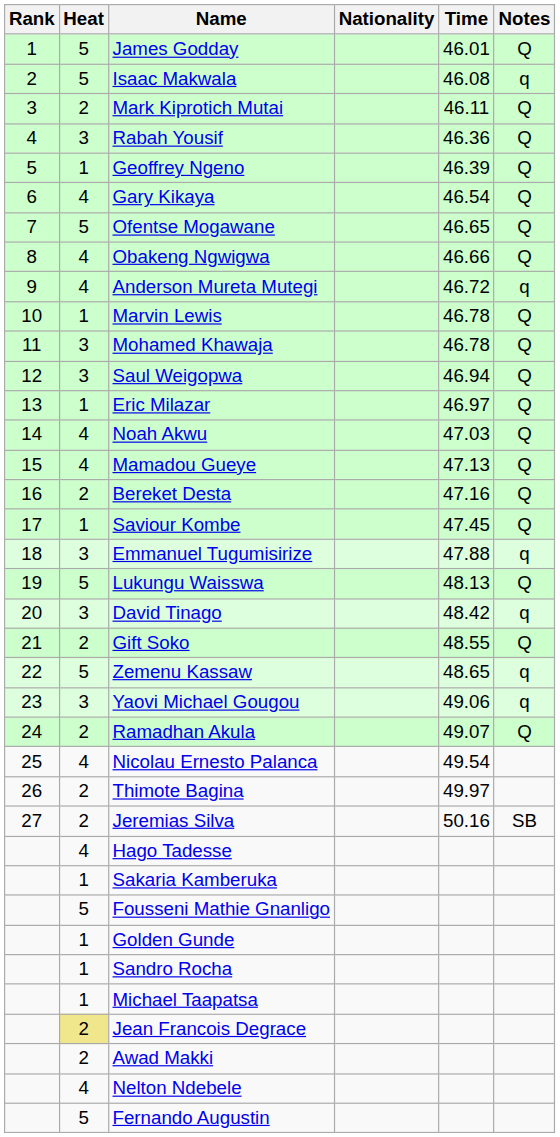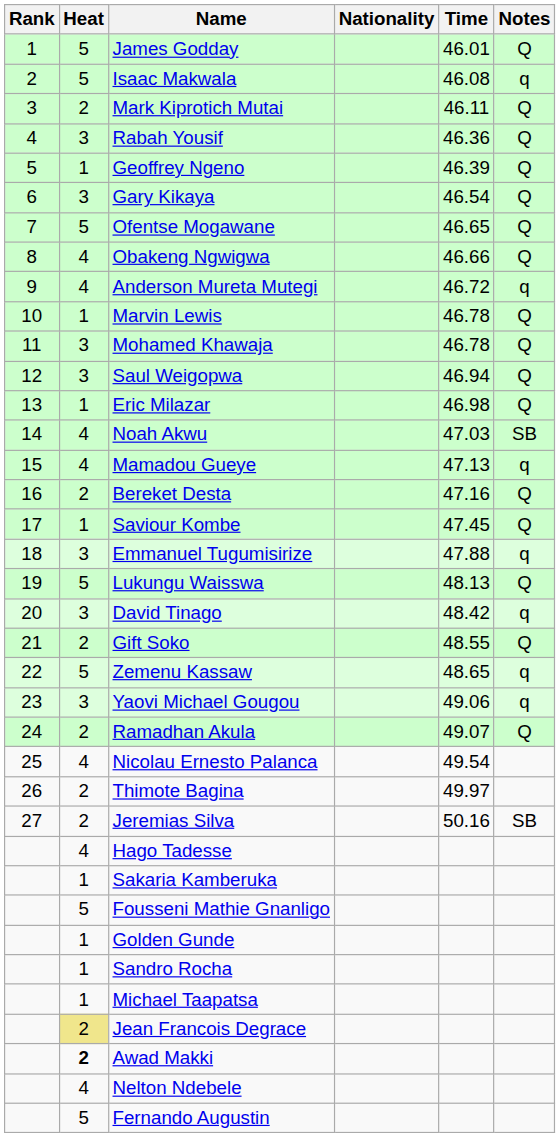(84, 197) 4 -> (84, 197) 3
(466, 405) 46.97 -> (466, 405) 46.98
(524, 434) Q -> (524, 434) SB
(524, 464) Q -> (524, 464) q
(84, 1058) normal -> (84, 1058) bold
